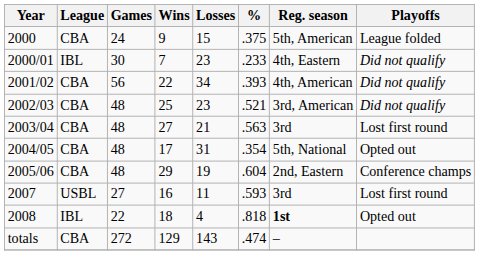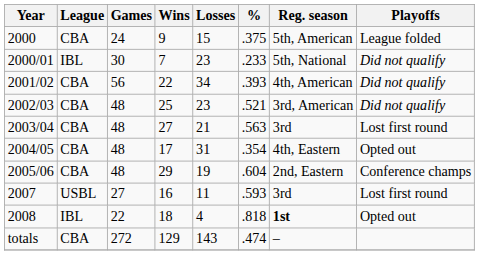(306, 60) 4th, Eastern -> (310, 60) 5th, National
(310, 149) 5th, National -> (306, 149) 4th, Eastern
